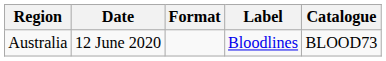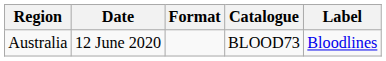columns swapped: (263, 17) <-> (341, 17)
